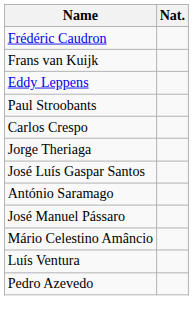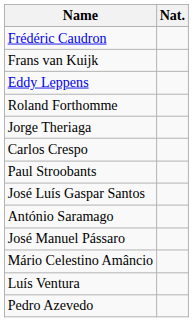+ row: (63, 104)
rows swapped: (52, 104) <-> (49, 149)
